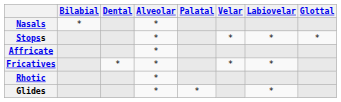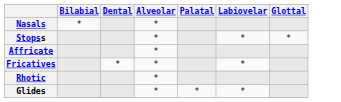- column: (230, 11)
